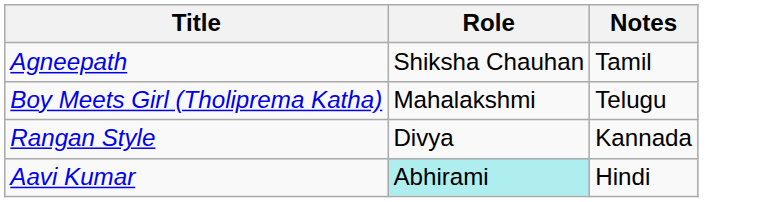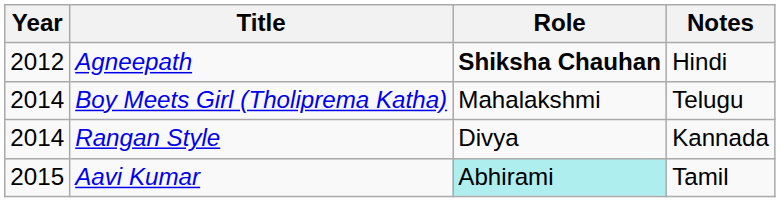+ column: (37, 23)
(489, 61) normal -> (560, 61) bold
(623, 61) Tamil -> (700, 61) Hindi
(623, 176) Hindi -> (700, 176) Tamil
